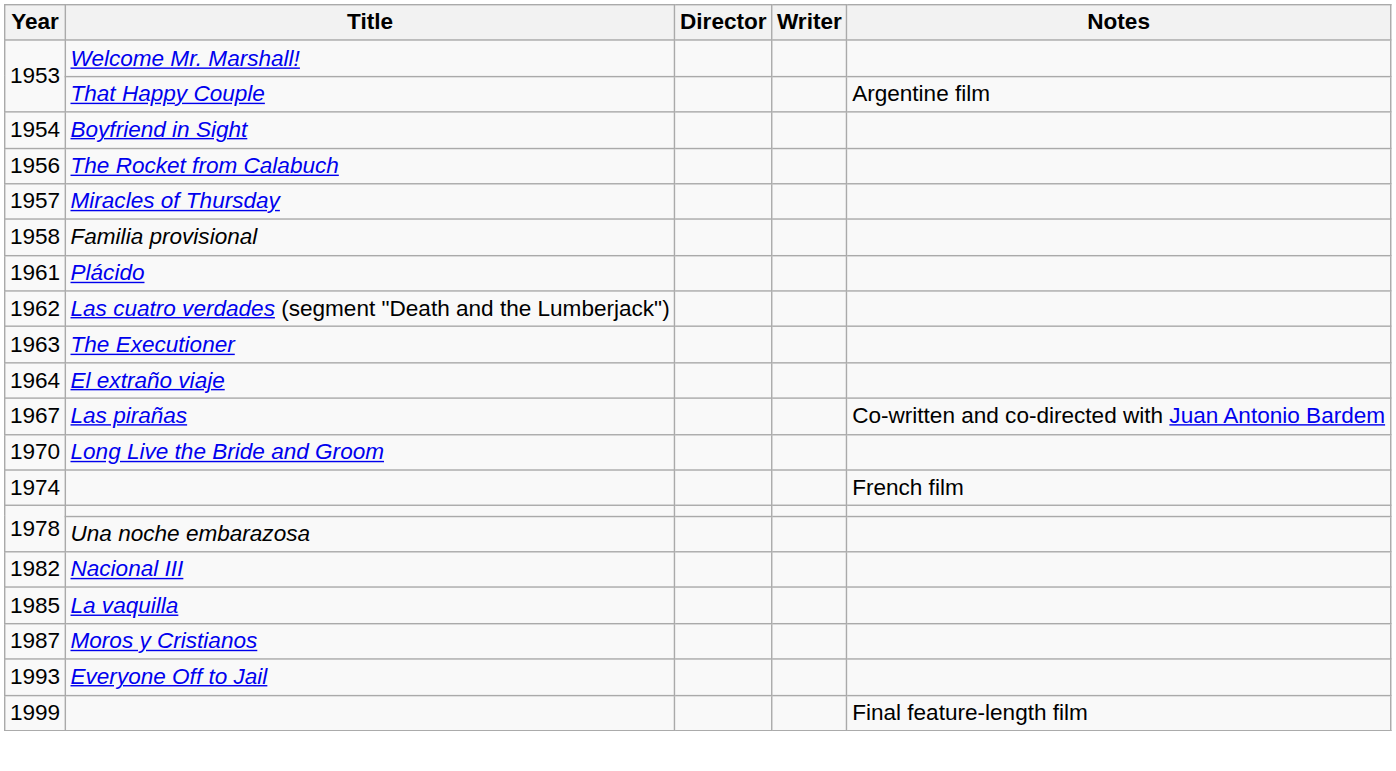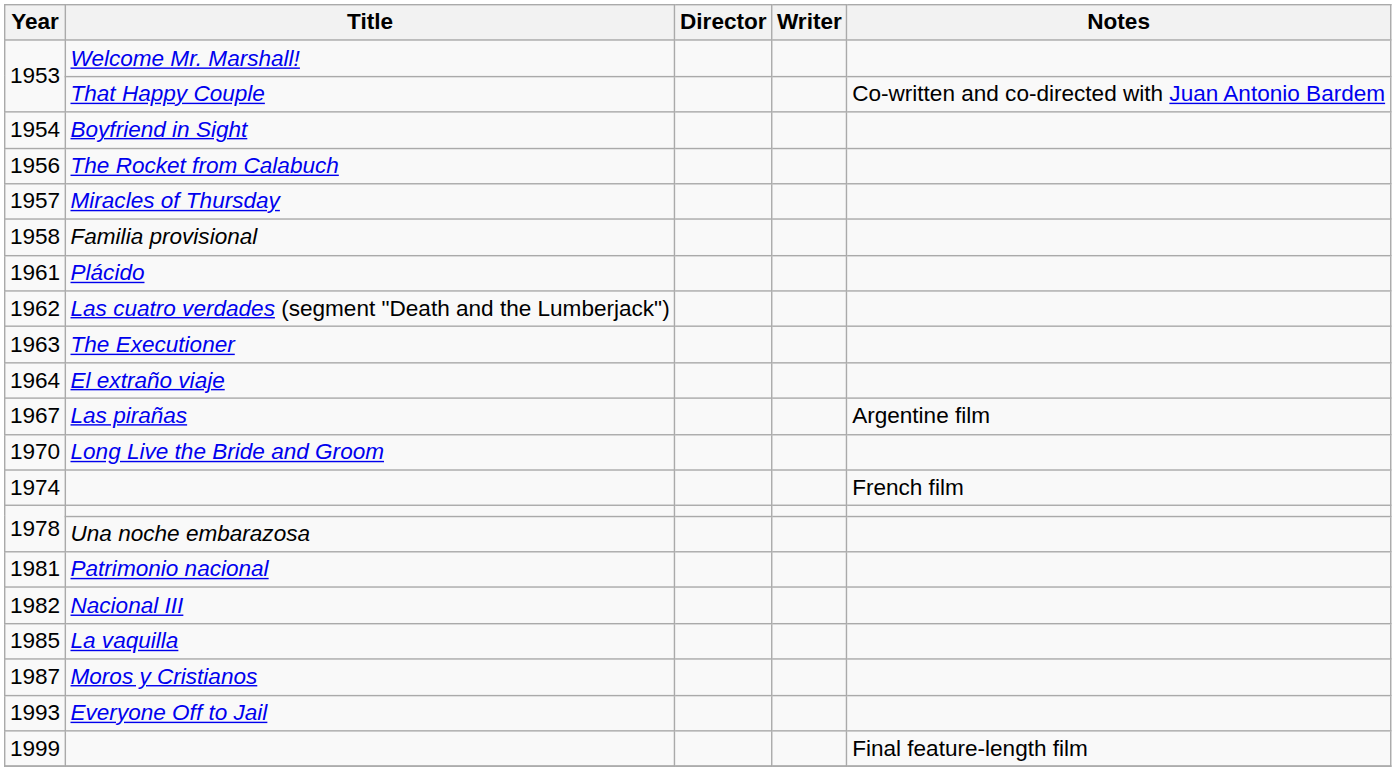(921, 93) Argentine film -> (1119, 93) Co-written and co-directed with Juan Antonio Bardem
(1119, 415) Co-written and co-directed with Juan Antonio Bardem -> (921, 415) Argentine film
+ row: (35, 569)
